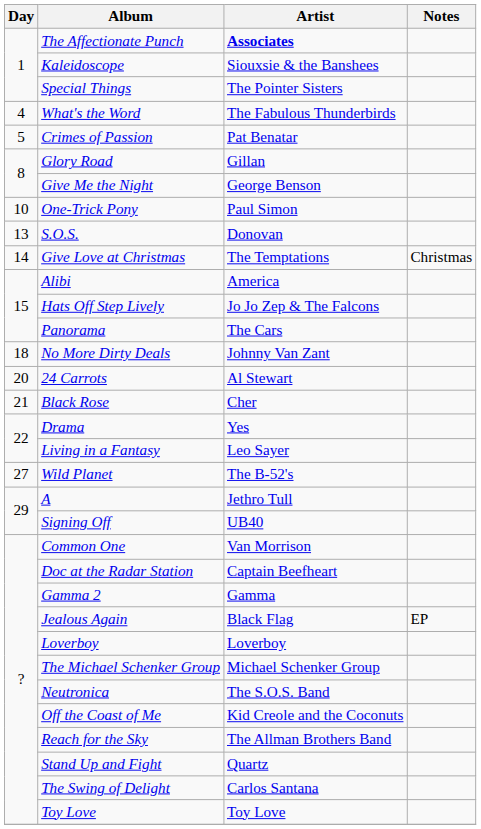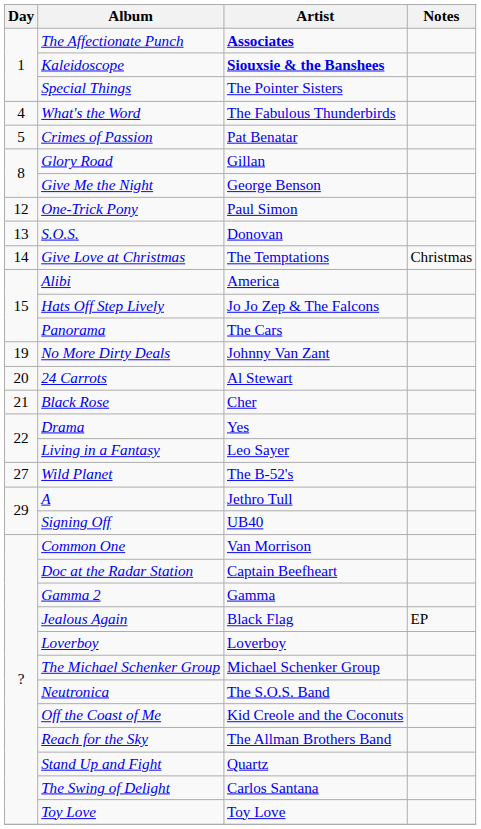(303, 64) normal -> (306, 64) bold
(21, 209) 10 -> (21, 209) 12
(21, 354) 18 -> (21, 354) 19
